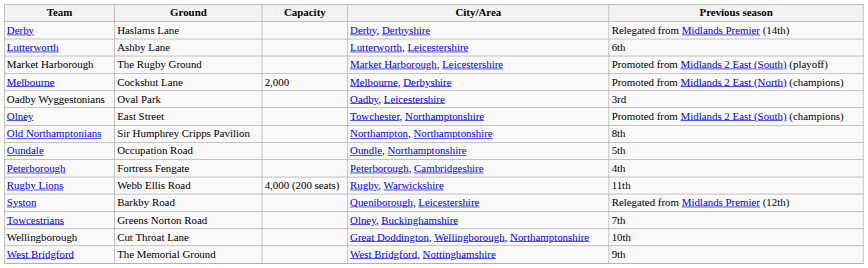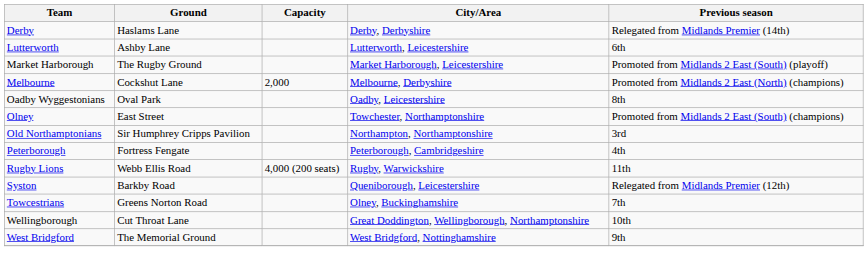(619, 99) 3rd -> (619, 99) 8th
(619, 133) 8th -> (619, 133) 3rd
- row: (25, 151)
